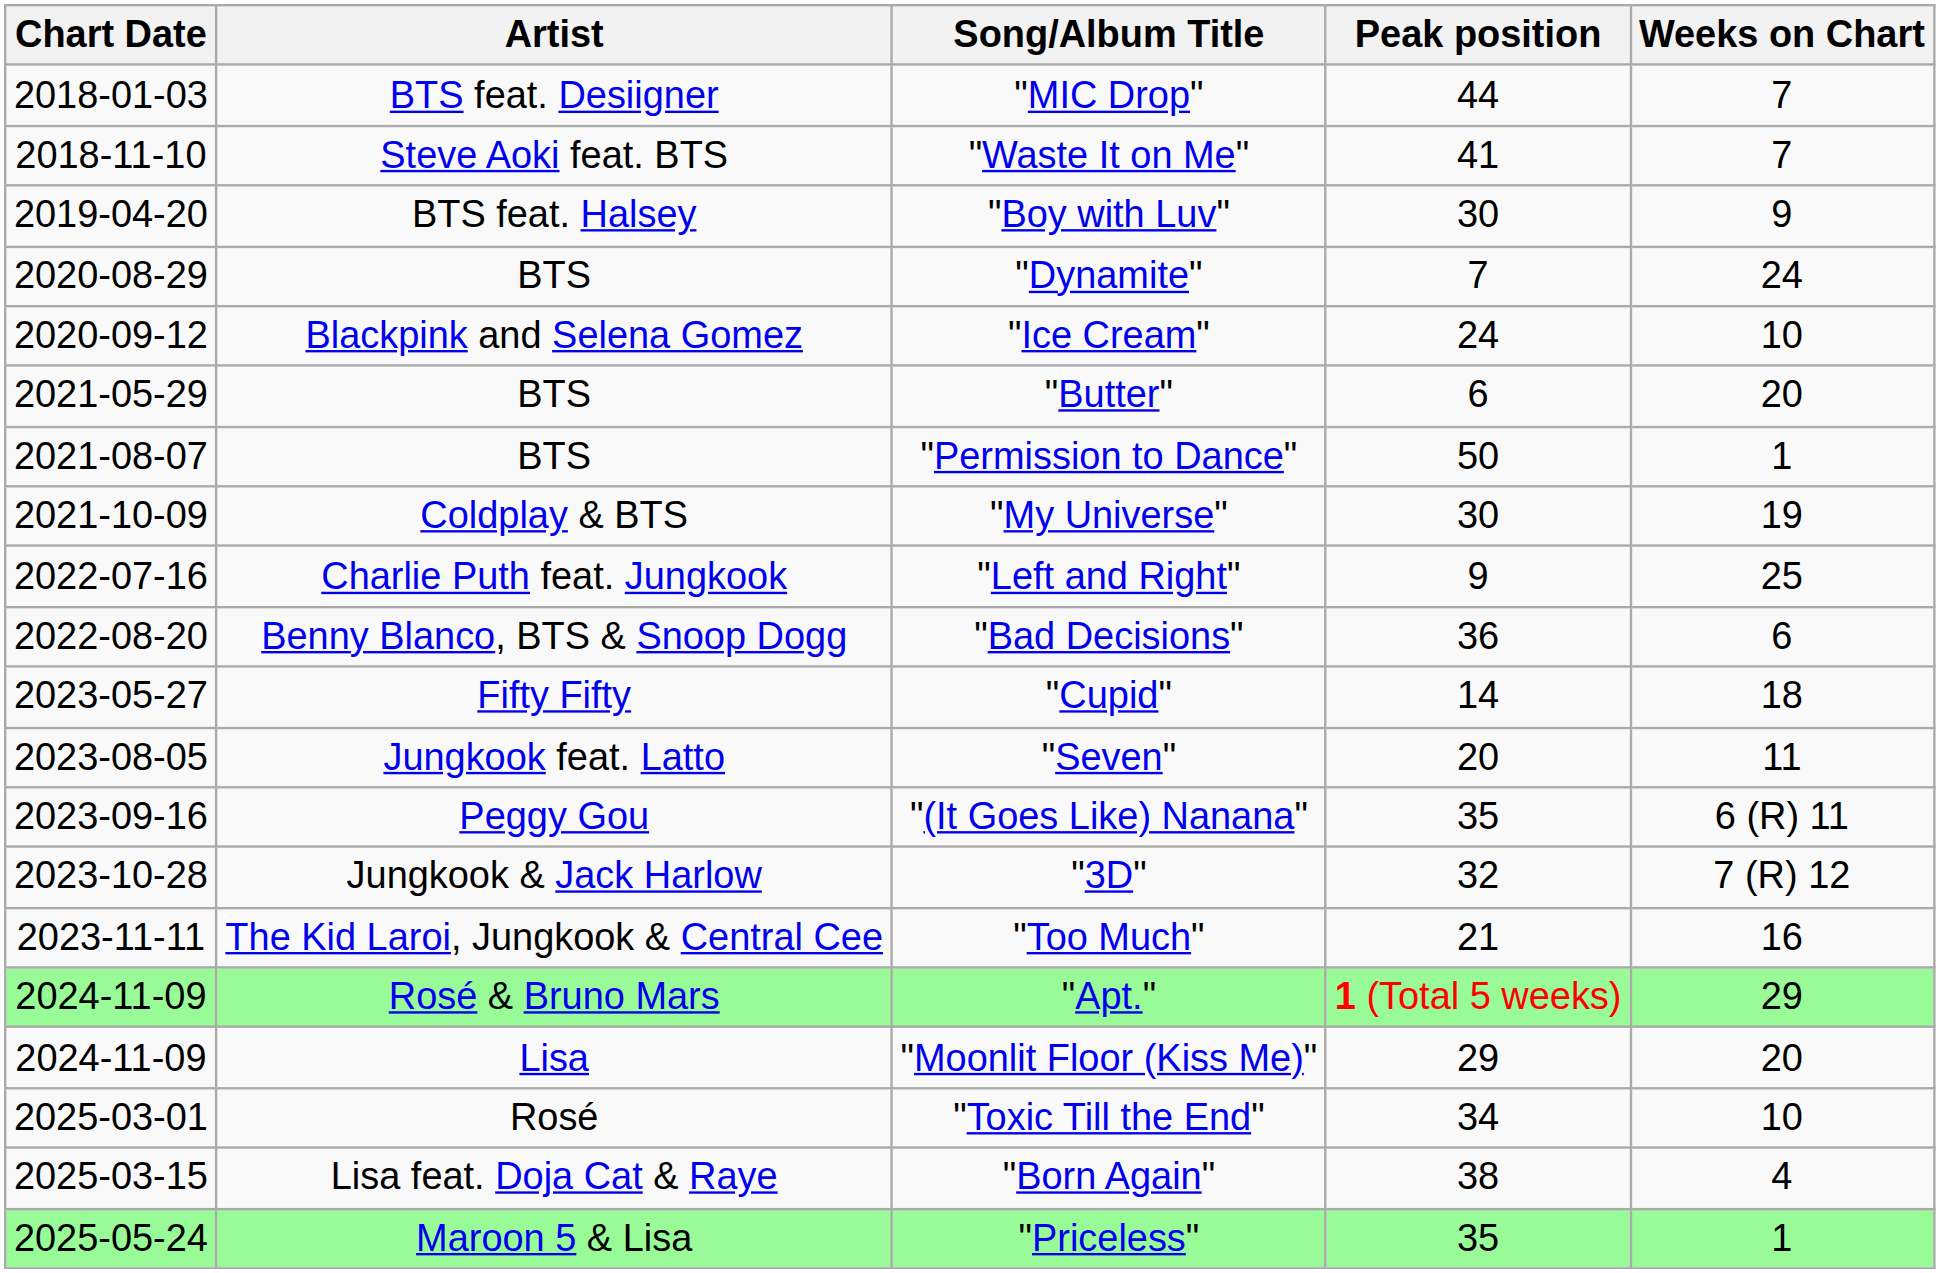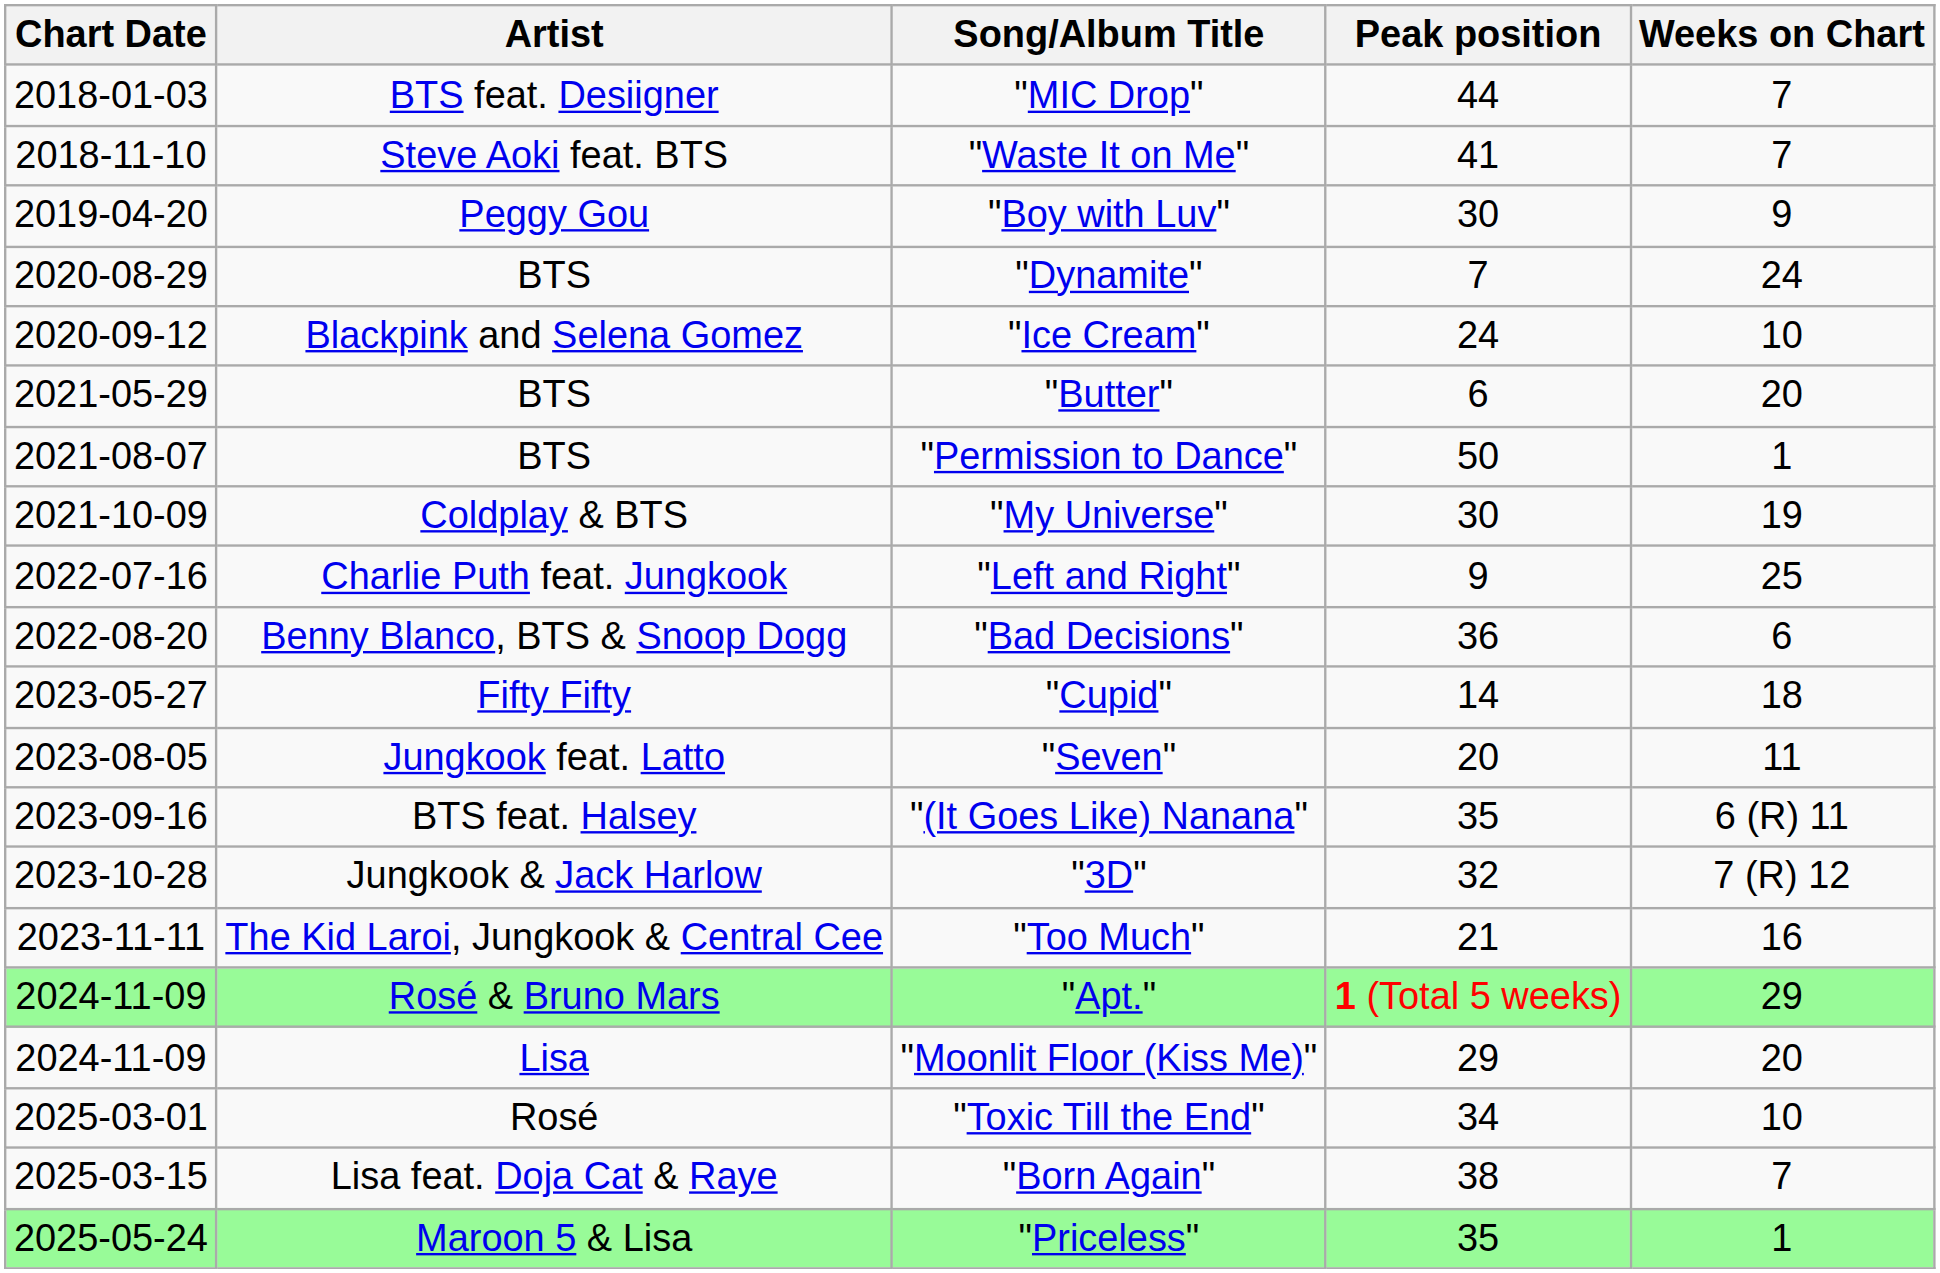(554, 214) BTS feat. Halsey -> (554, 214) Peggy Gou
(554, 816) Peggy Gou -> (554, 816) BTS feat. Halsey
(1782, 1177) 4 -> (1782, 1177) 7
